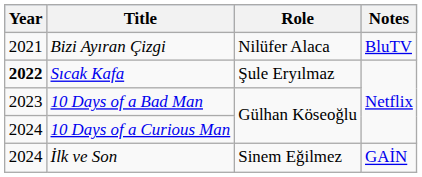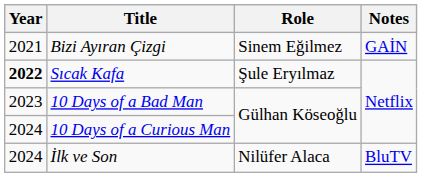(284, 46) Nilüfer Alaca -> (290, 46) Sinem Eğilmez
(388, 46) BluTV -> (386, 46) GAİN
(290, 157) Sinem Eğilmez -> (284, 157) Nilüfer Alaca
(386, 157) GAİN -> (388, 157) BluTV
